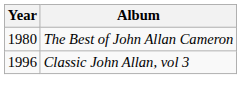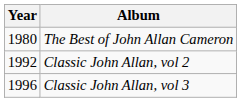+ row: (117, 62)
